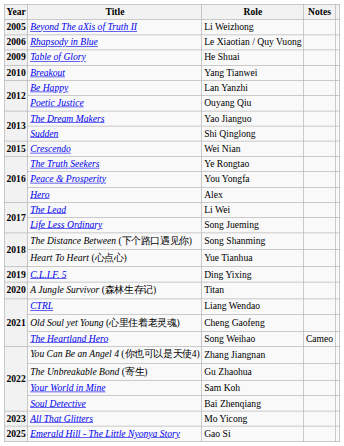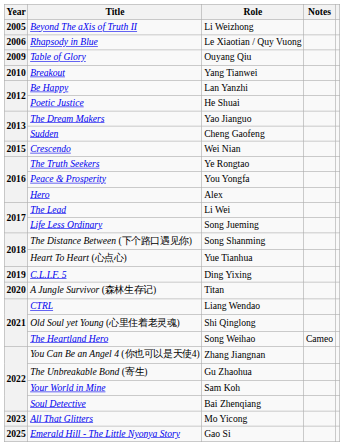(222, 57) He Shuai -> (228, 57) Ouyang Qiu
(228, 103) Ouyang Qiu -> (222, 103) He Shuai
(230, 133) Shi Qinglong -> (234, 133) Cheng Gaofeng
(234, 322) Cheng Gaofeng -> (230, 322) Shi Qinglong
